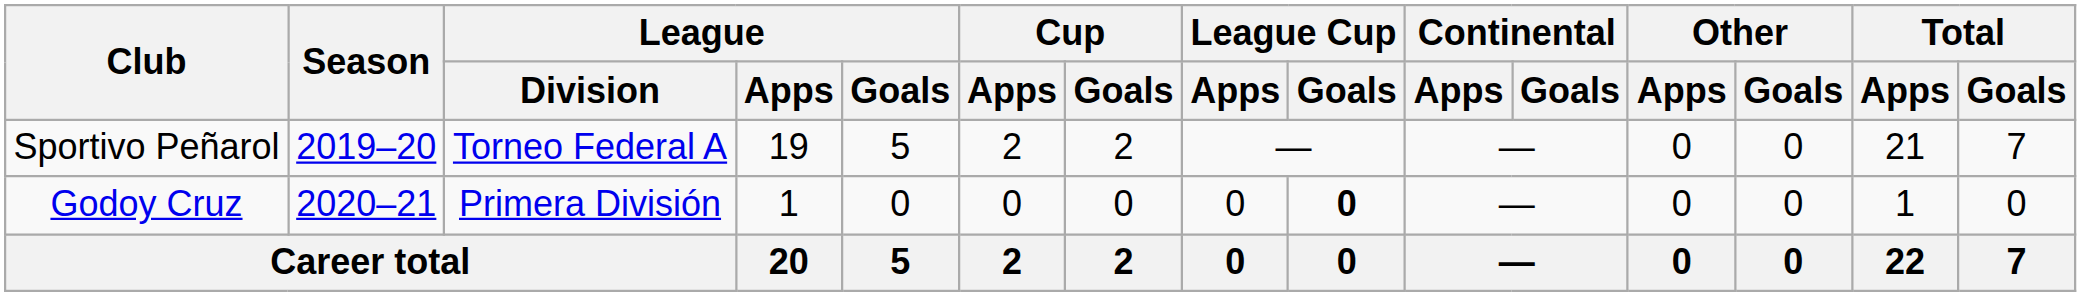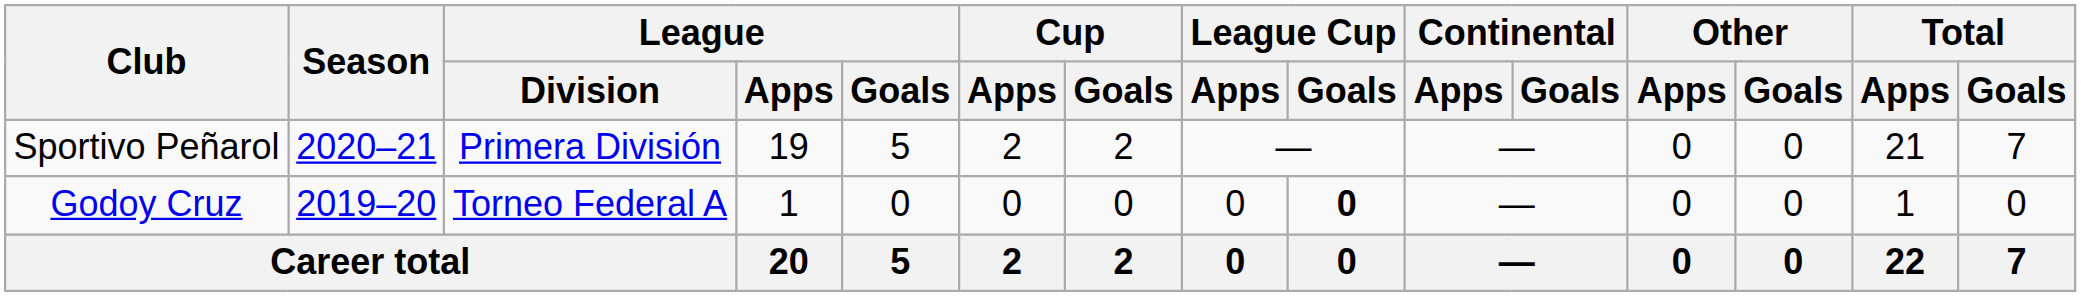(366, 147) 2019–20 -> (366, 147) 2020–21
(590, 147) Torneo Federal A -> (590, 147) Primera División
(366, 204) 2020–21 -> (366, 204) 2019–20
(590, 204) Primera División -> (590, 204) Torneo Federal A
